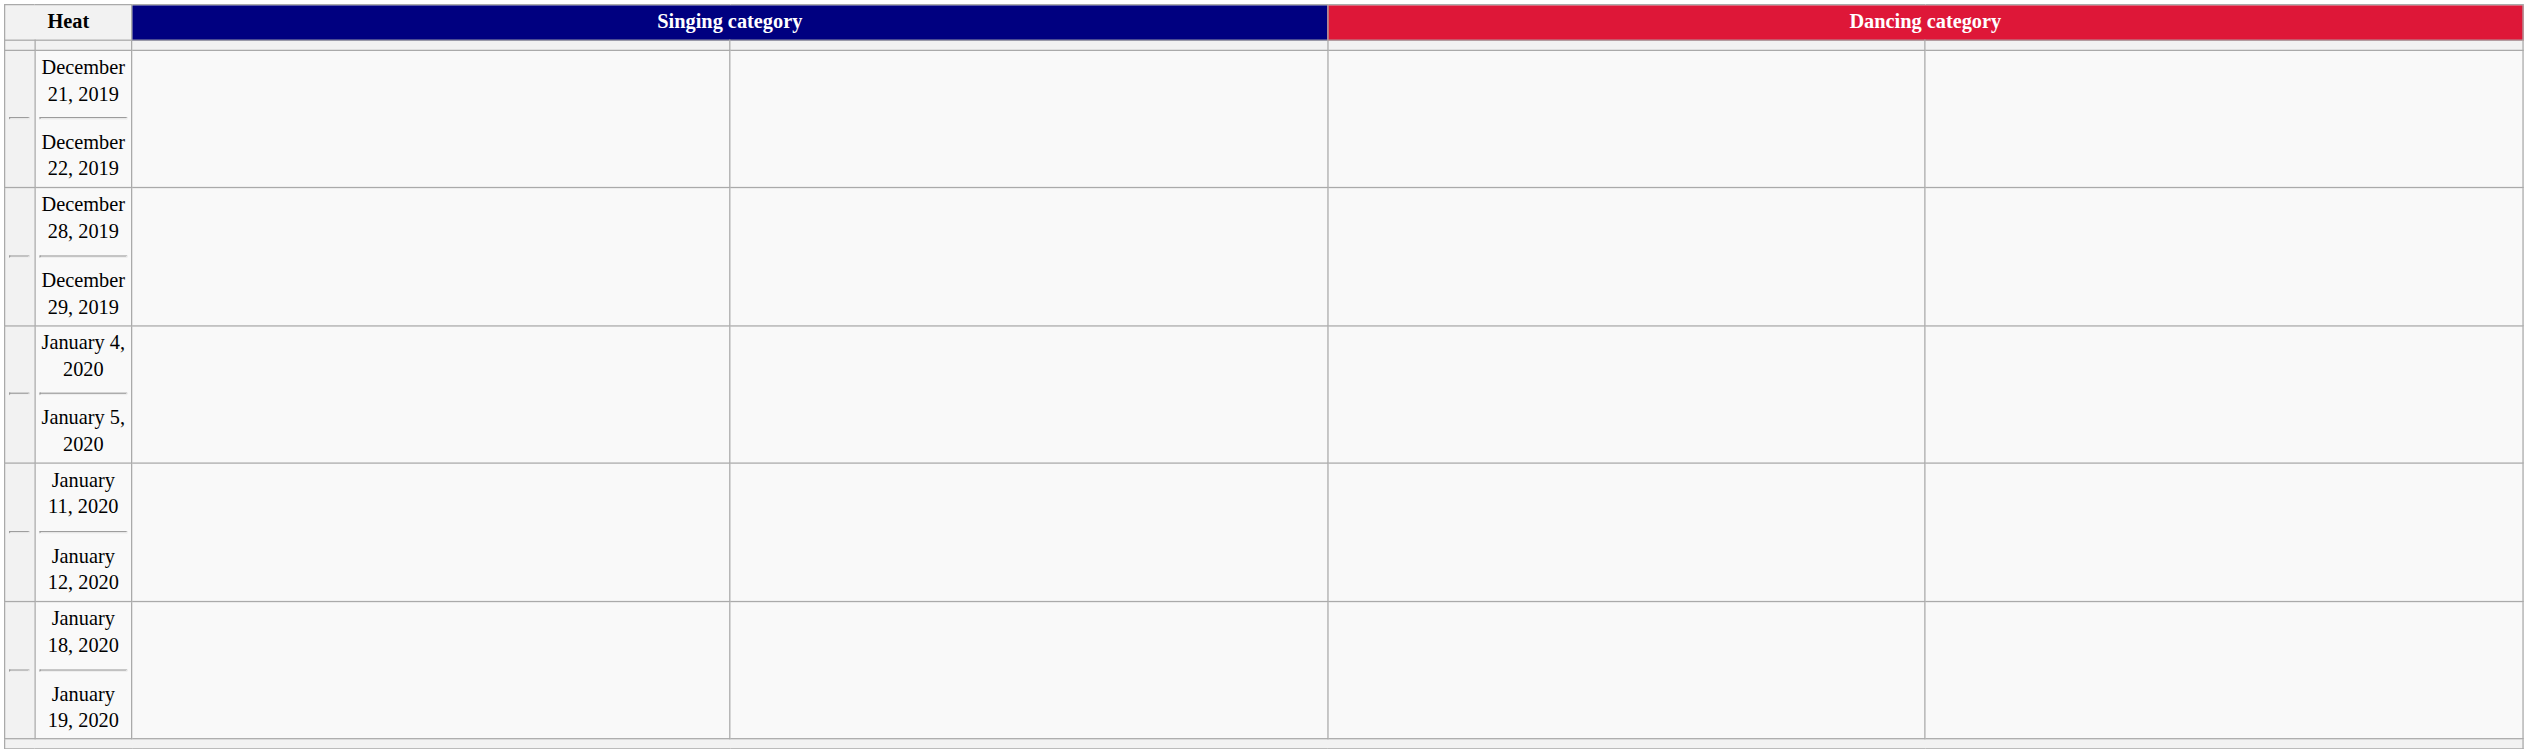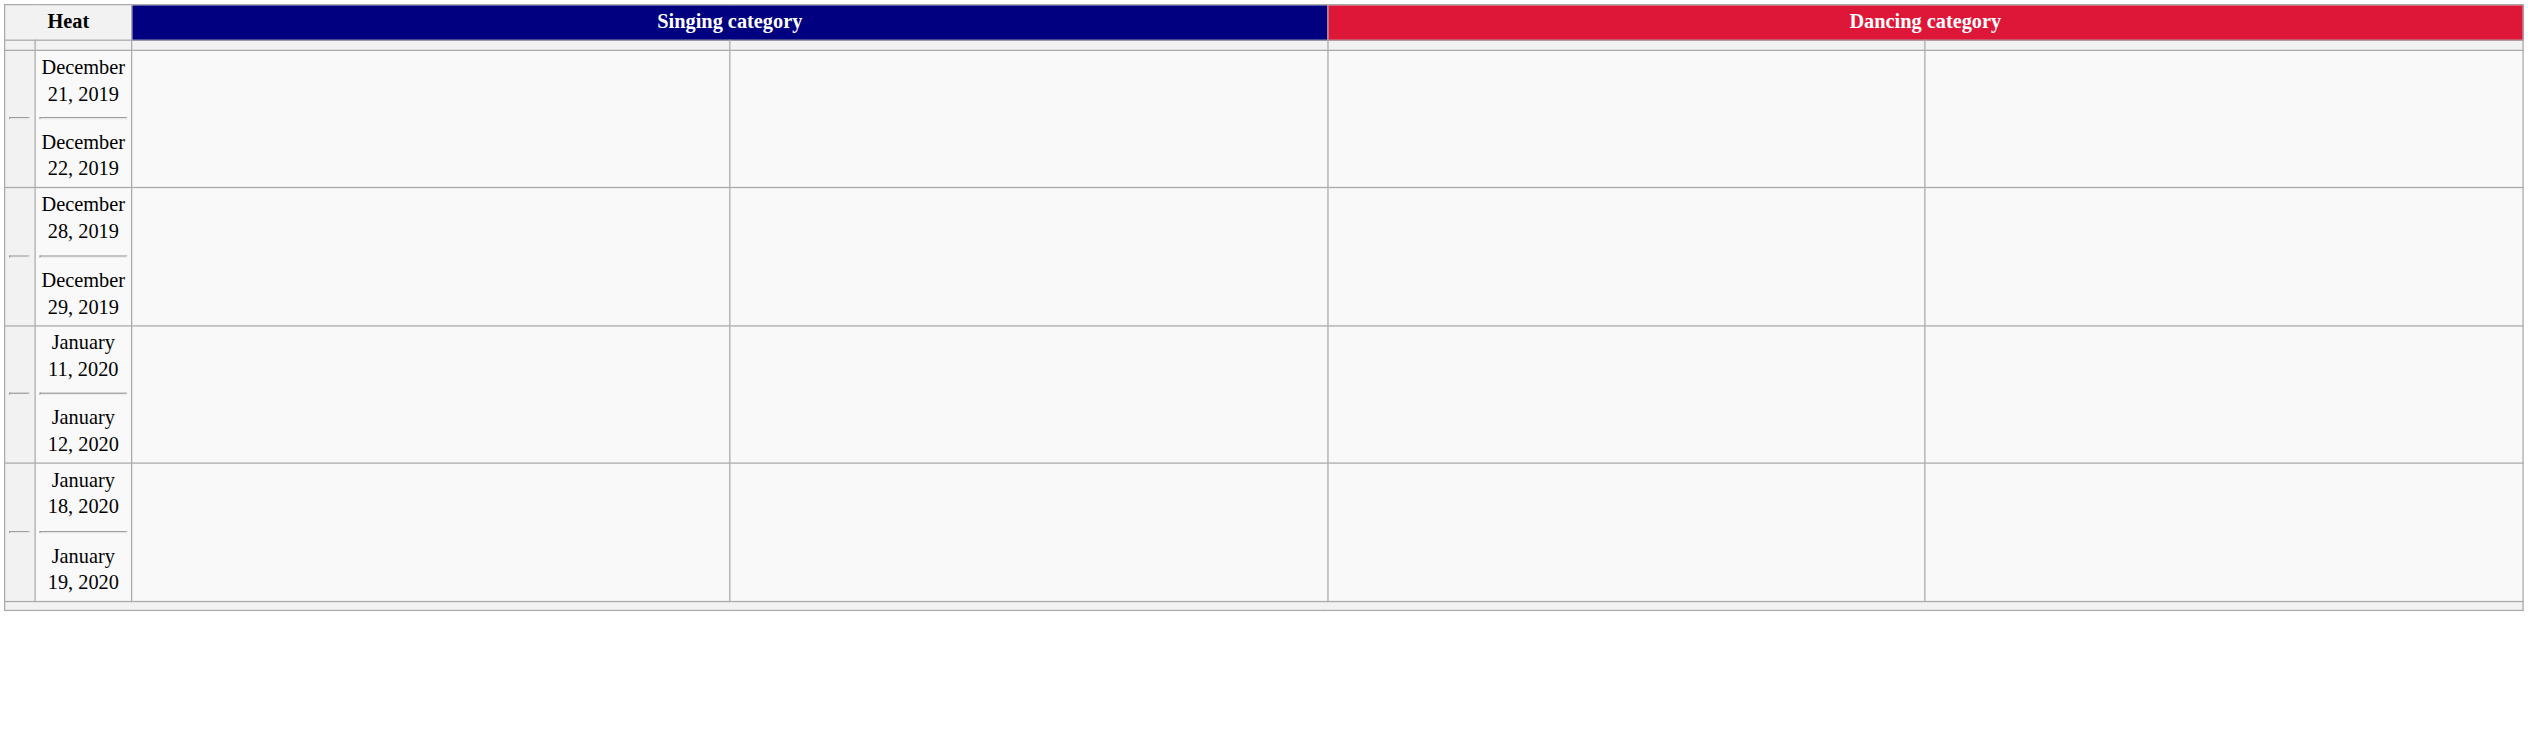- row: (83, 393)
